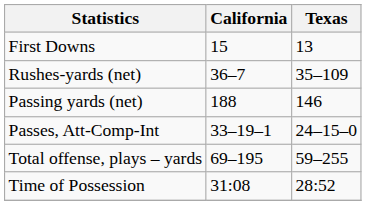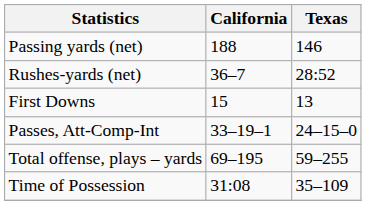rows swapped: (52, 46) <-> (76, 102)
(322, 74) 35–109 -> (316, 74) 28:52
(316, 185) 28:52 -> (322, 185) 35–109
